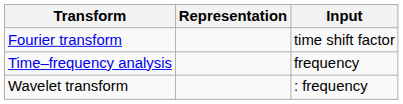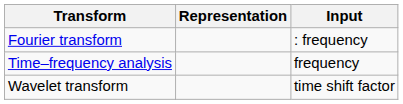(344, 39) time shift factor -> (331, 39) : frequency
(331, 87) : frequency -> (344, 87) time shift factor
